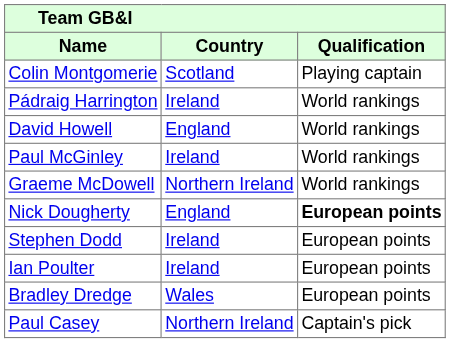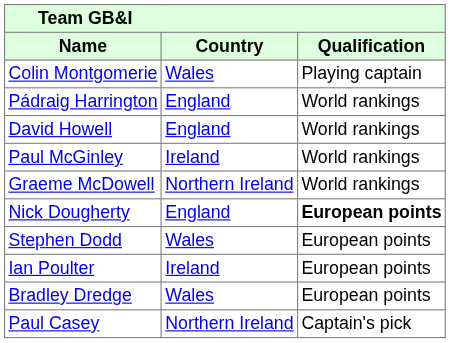(200, 73) Scotland -> (190, 73) Wales
(192, 101) Ireland -> (198, 101) England
(192, 240) Ireland -> (190, 240) Wales
